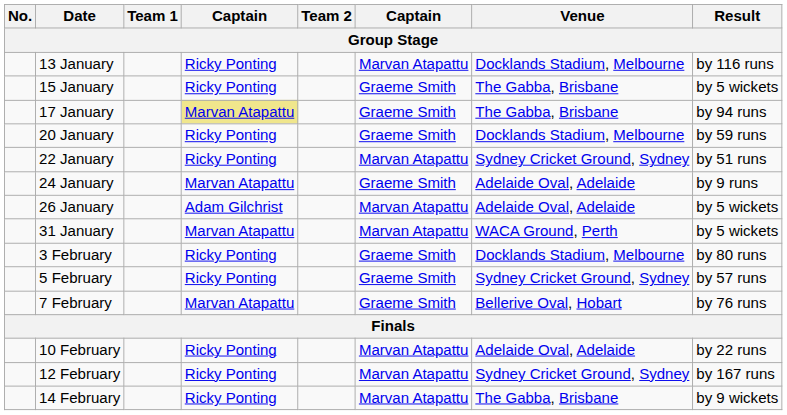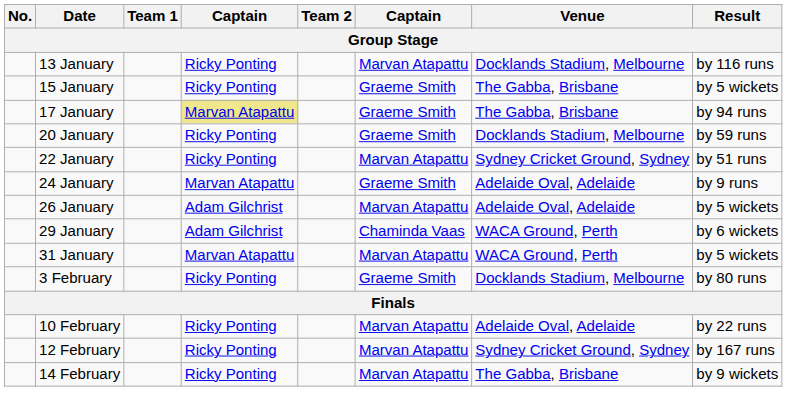+ row: (76, 231)
- row: (75, 278)
- row: (75, 302)
